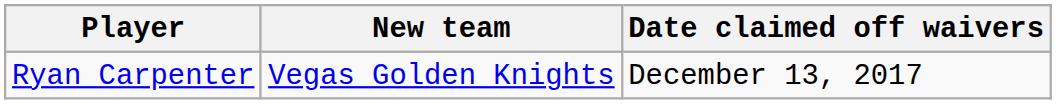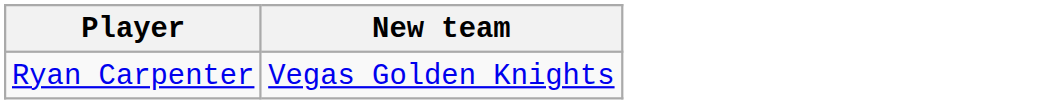- column: (836, 29)
